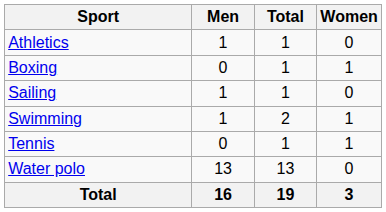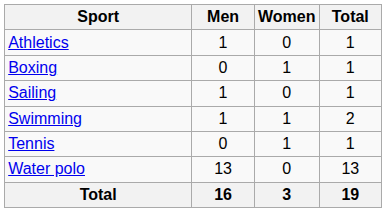columns swapped: (349, 17) <-> (285, 17)
